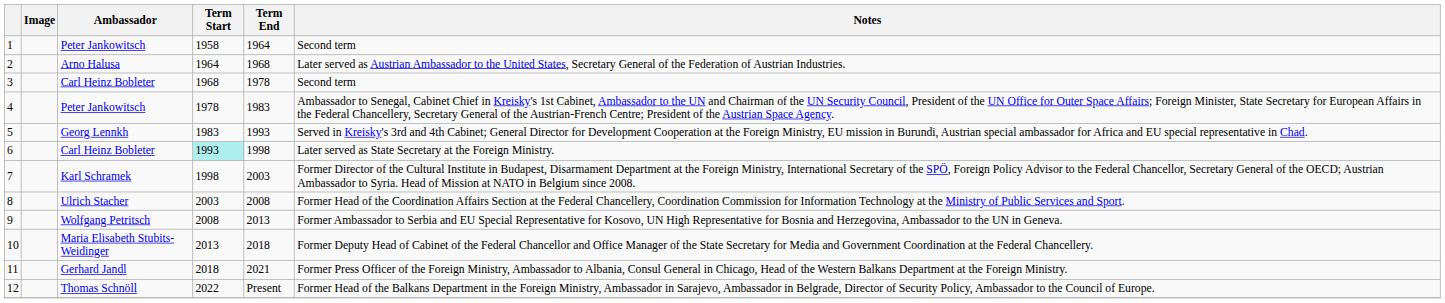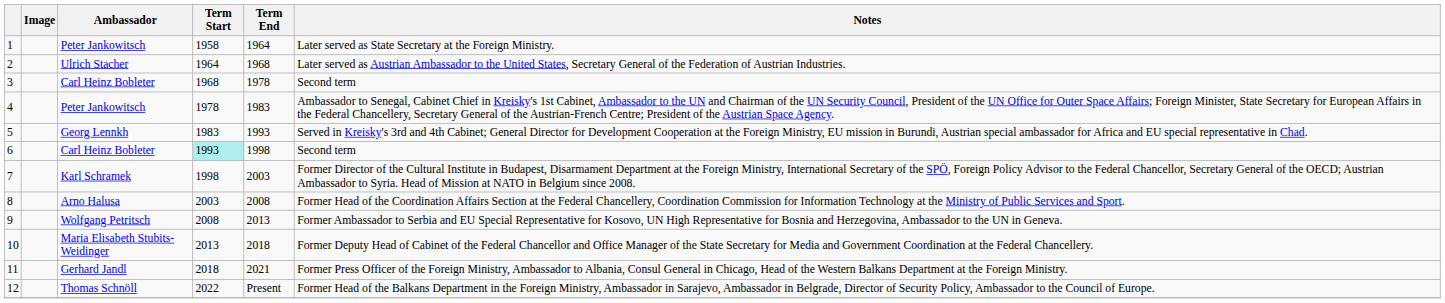(327, 45) Second term -> (426, 45) Later served as State Secretary at the Foreign Ministry.
(90, 63) Arno Halusa -> (95, 63) Ulrich Stacher
(426, 151) Later served as State Secretary at the Foreign Ministry. -> (327, 151) Second term
(95, 201) Ulrich Stacher -> (90, 201) Arno Halusa
